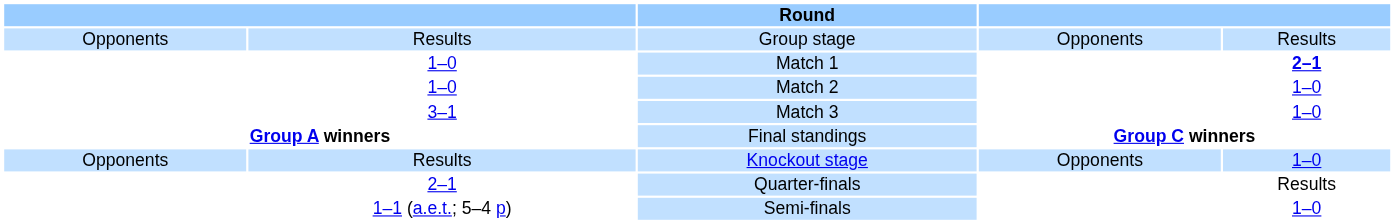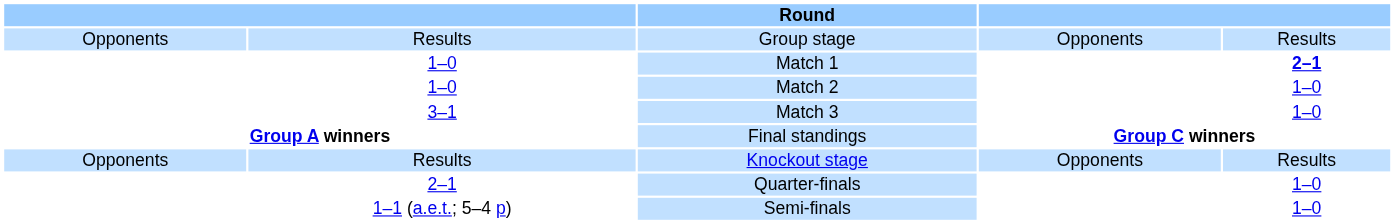(1307, 160) 1–0 -> (1307, 160) Results
(1307, 184) Results -> (1307, 184) 1–0
